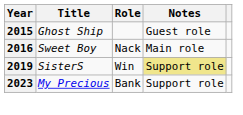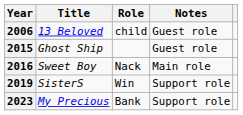+ row: (20, 31)
(185, 66) khaki background -> (191, 84) no background
